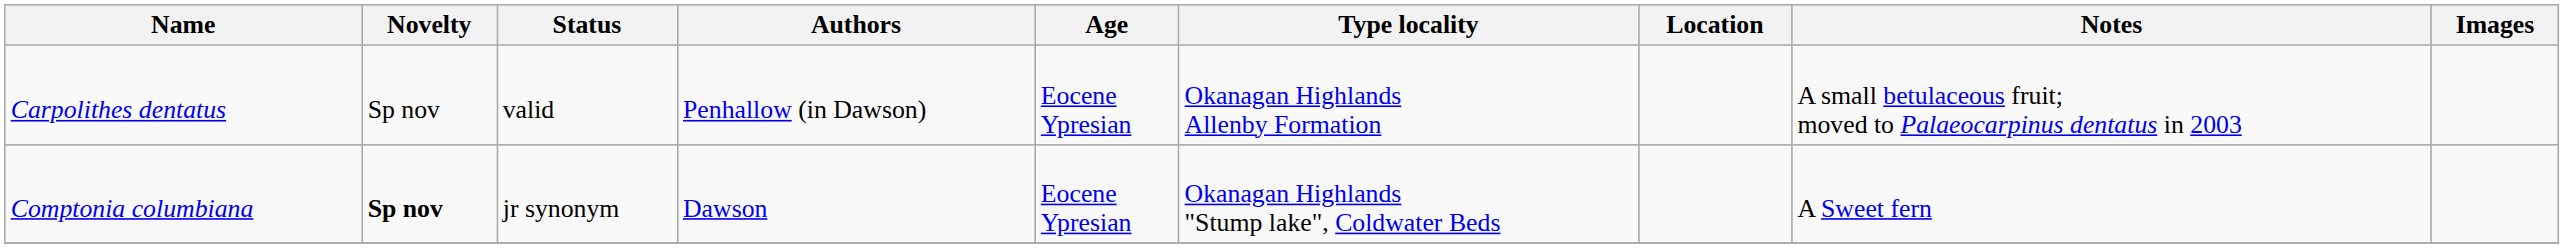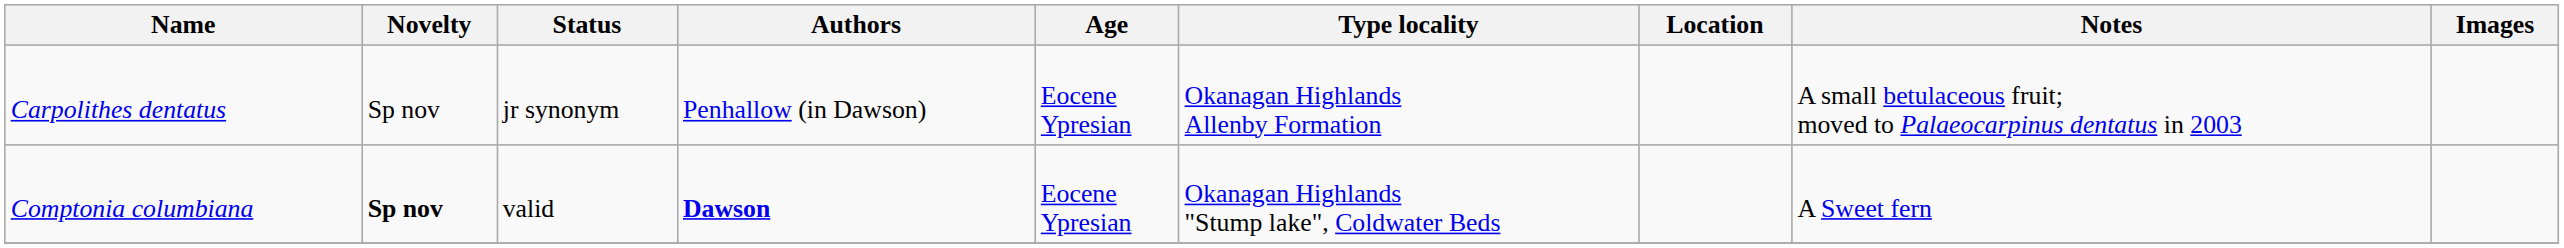(528, 109) valid -> (561, 109) jr synonym
(561, 208) jr synonym -> (528, 208) valid
(725, 208) normal -> (727, 208) bold
